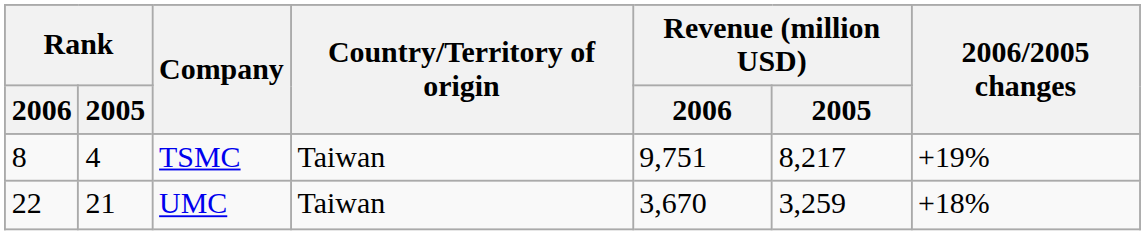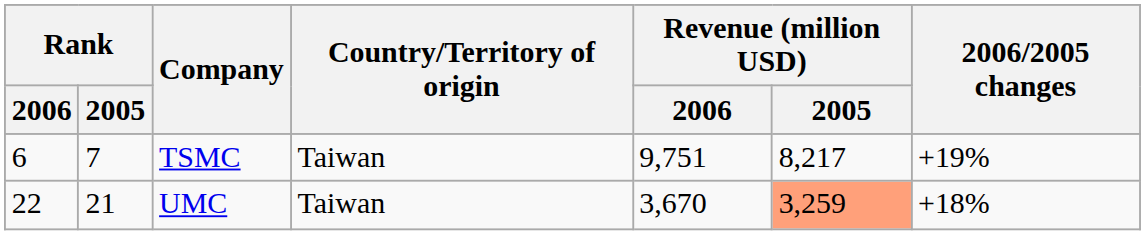(19, 156) 8 -> (19, 156) 6
(93, 156) 4 -> (93, 156) 7
(812, 204) no background -> (812, 204) lightsalmon background
